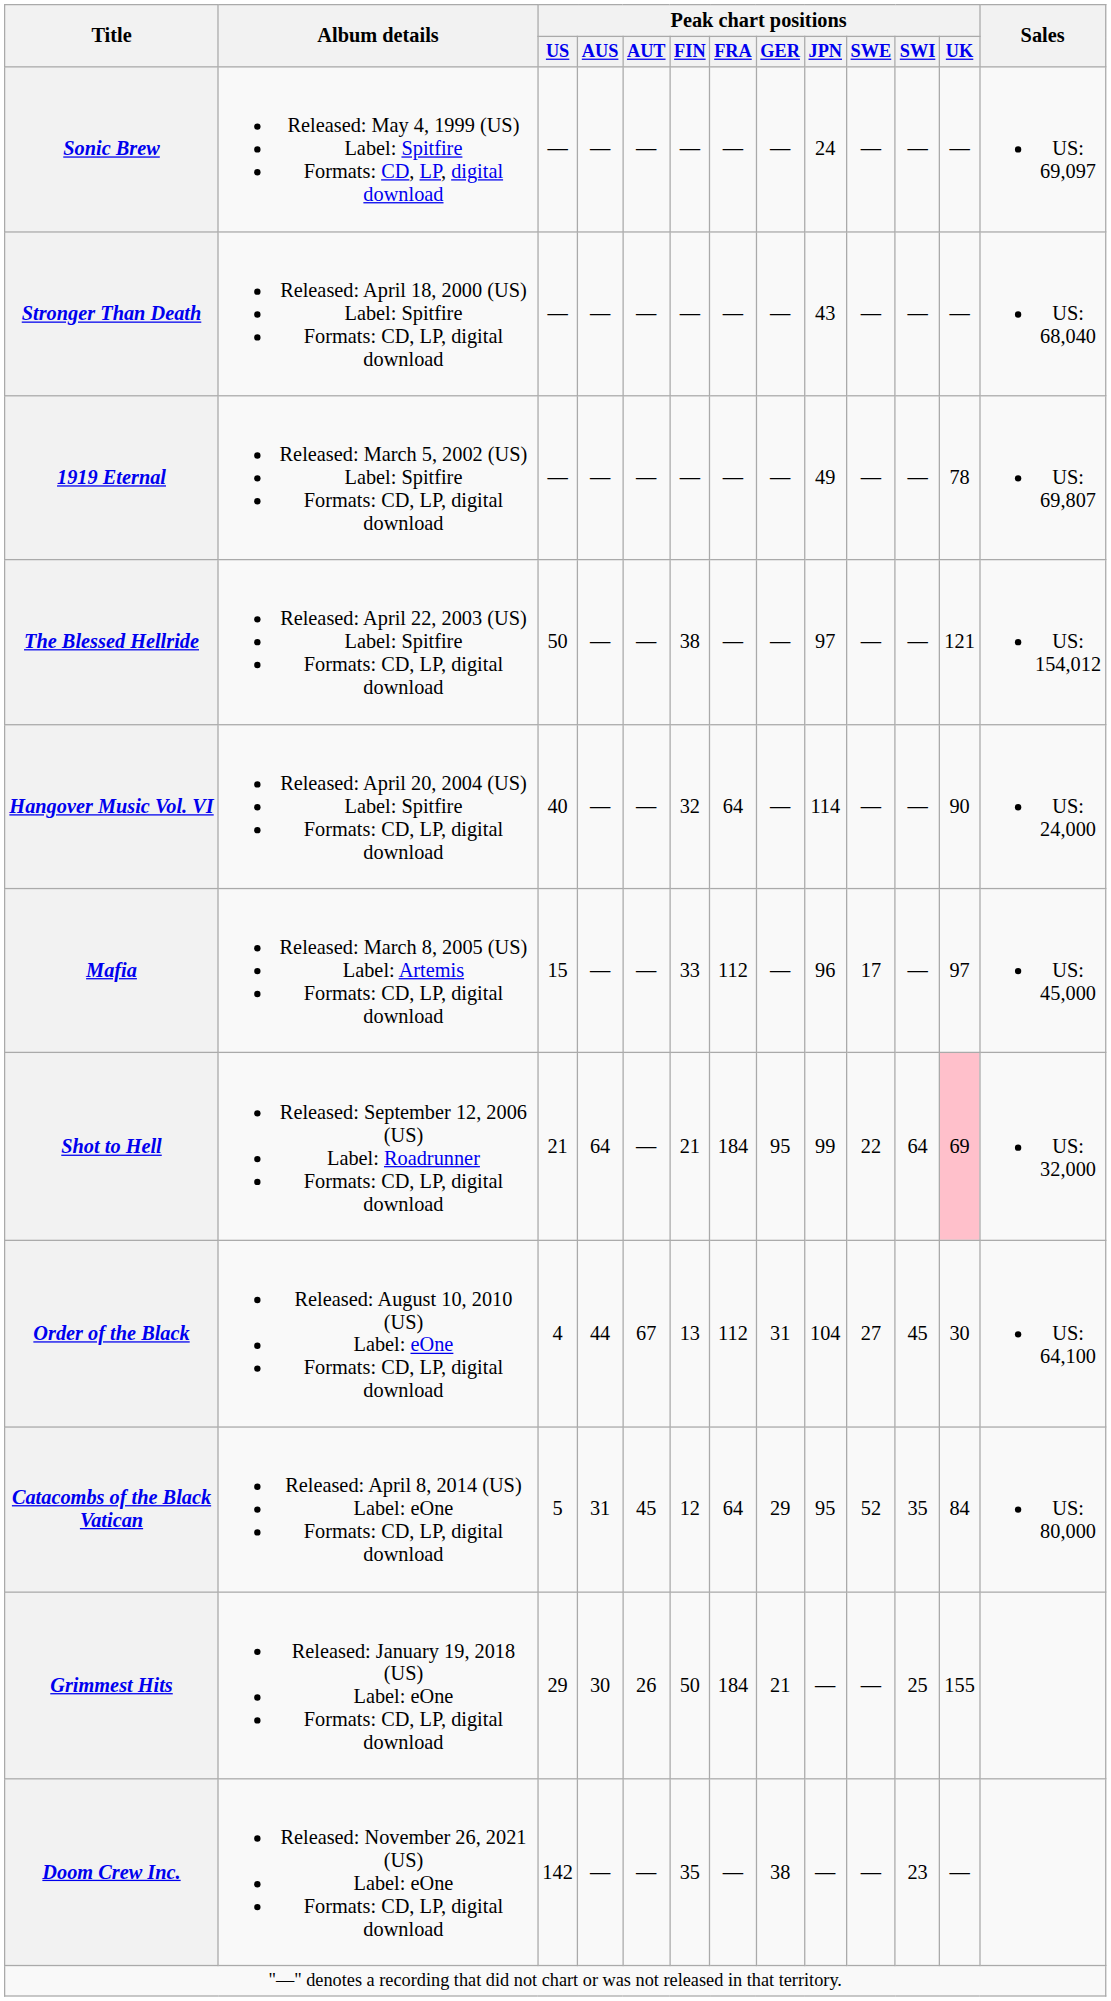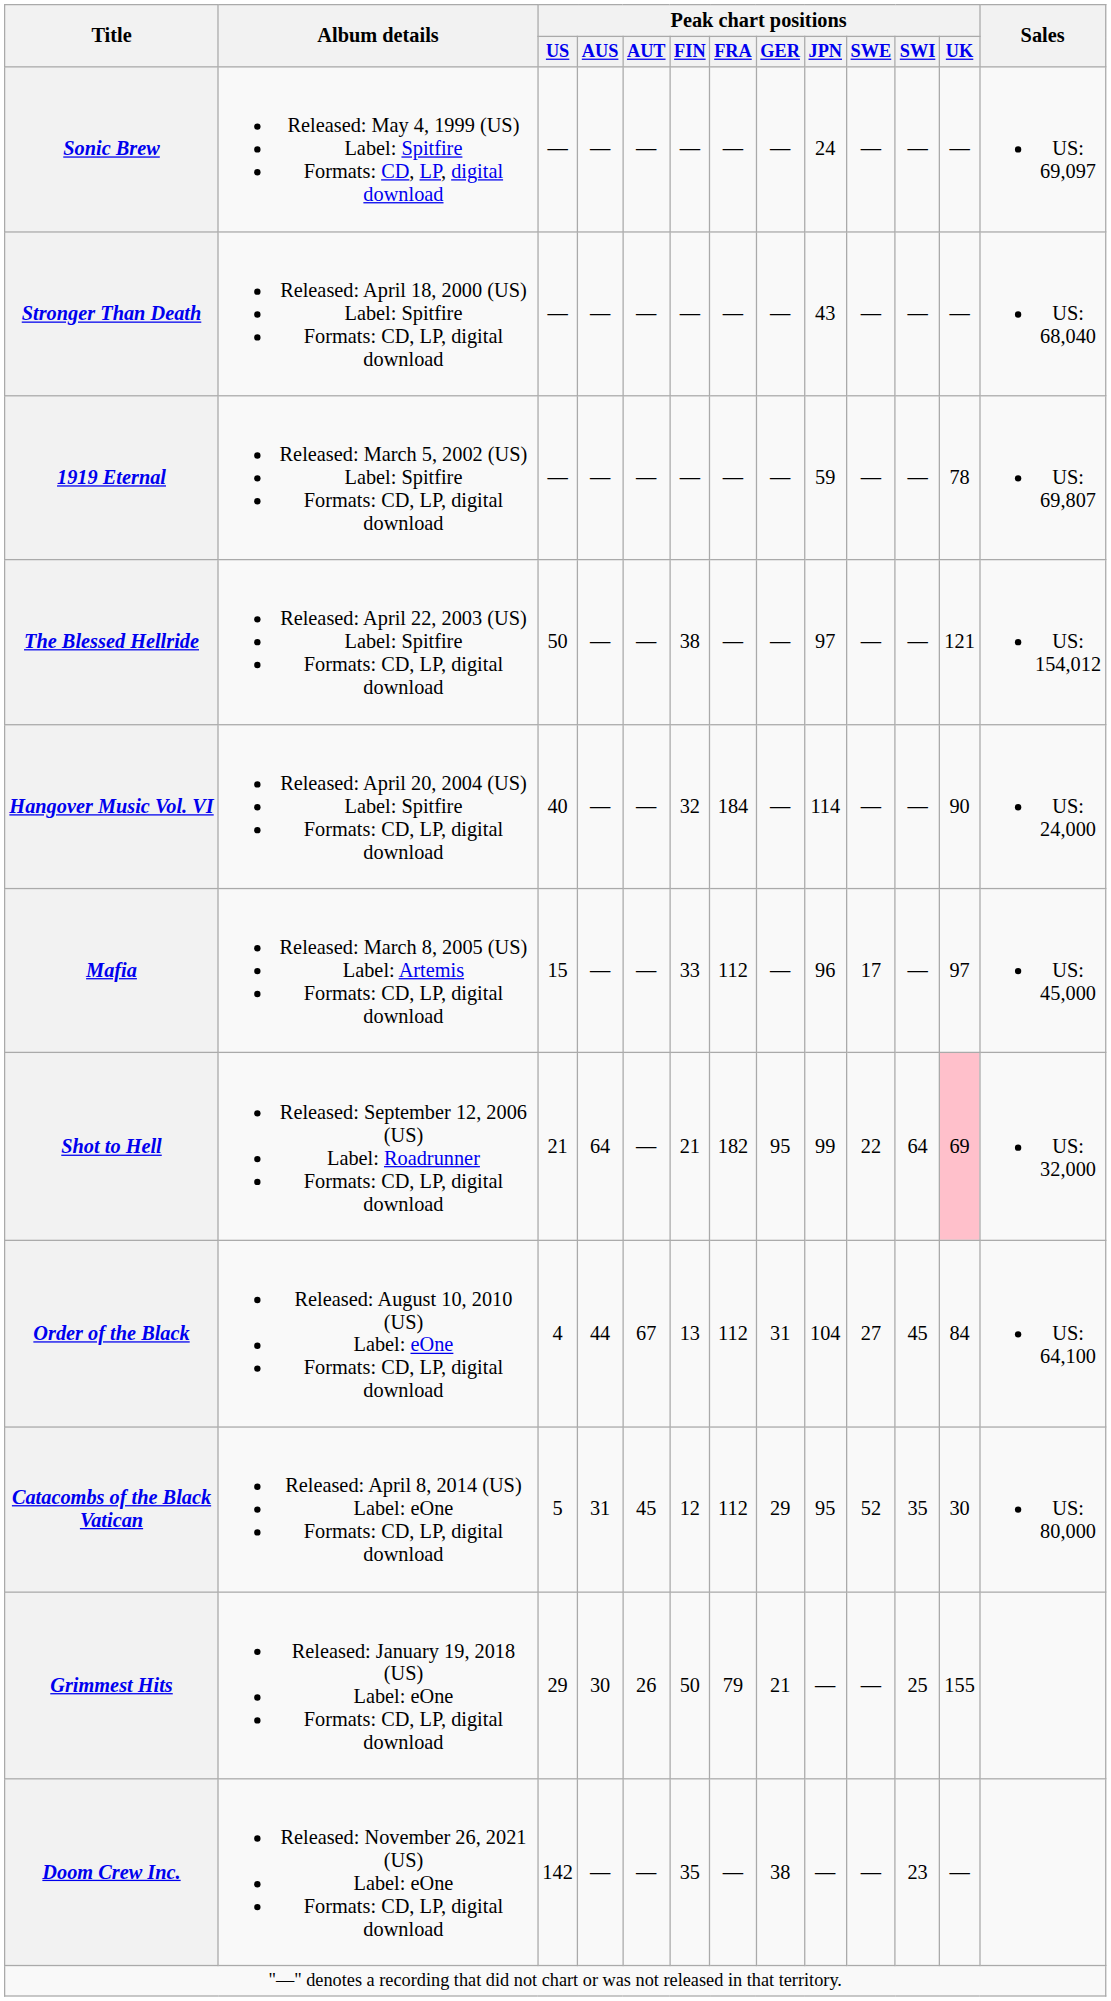(825, 477) 49 -> (825, 477) 59
(733, 806) 64 -> (733, 806) 184
(733, 1146) 184 -> (733, 1146) 182
(960, 1333) 30 -> (960, 1333) 84
(733, 1509) 64 -> (733, 1509) 112
(960, 1509) 84 -> (960, 1509) 30
(733, 1684) 184 -> (733, 1684) 79
